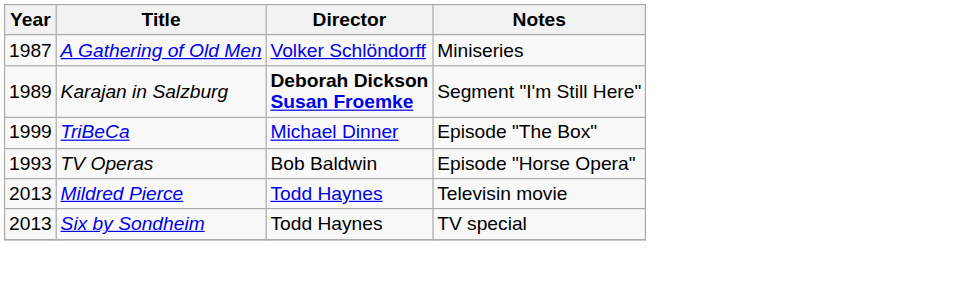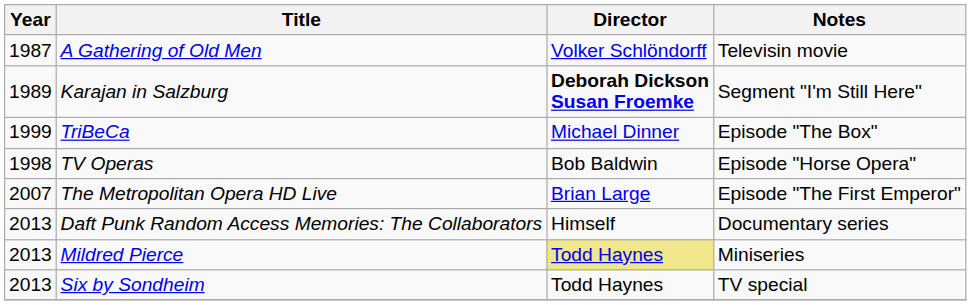(480, 50) Miniseries -> (783, 50) Televisin movie
(30, 163) 1993 -> (30, 163) 1998
+ row: (199, 193)
+ row: (301, 224)
(326, 193) no background -> (607, 254) khaki background
(502, 193) Televisin movie -> (761, 254) Miniseries
